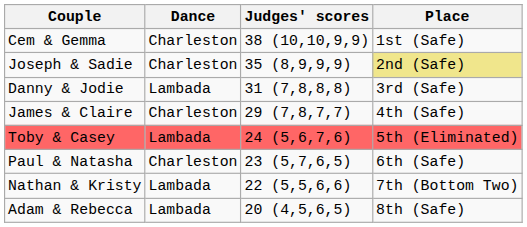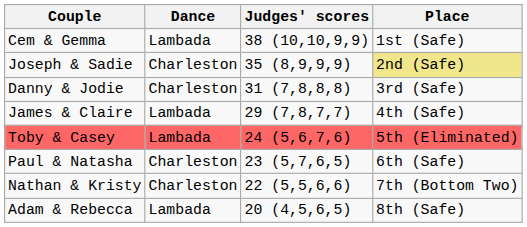(193, 41) Charleston -> (180, 41) Lambada
(180, 89) Lambada -> (193, 89) Charleston
(193, 113) Charleston -> (180, 113) Lambada
(180, 186) Lambada -> (193, 186) Charleston
